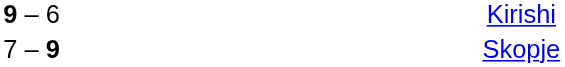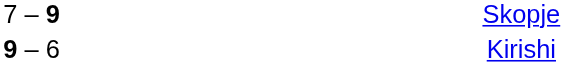rows swapped: (521, 15) <-> (521, 50)
